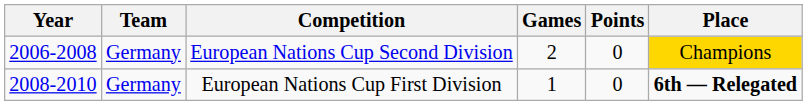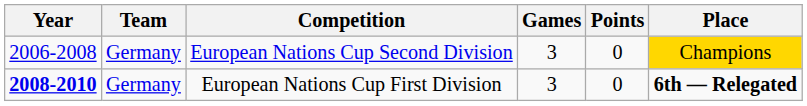(552, 52) 2 -> (552, 52) 3
(53, 84) normal -> (53, 84) bold
(552, 84) 1 -> (552, 84) 3
